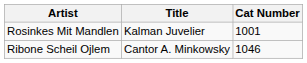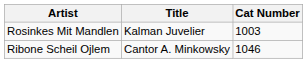(248, 31) 1001 -> (248, 31) 1003
